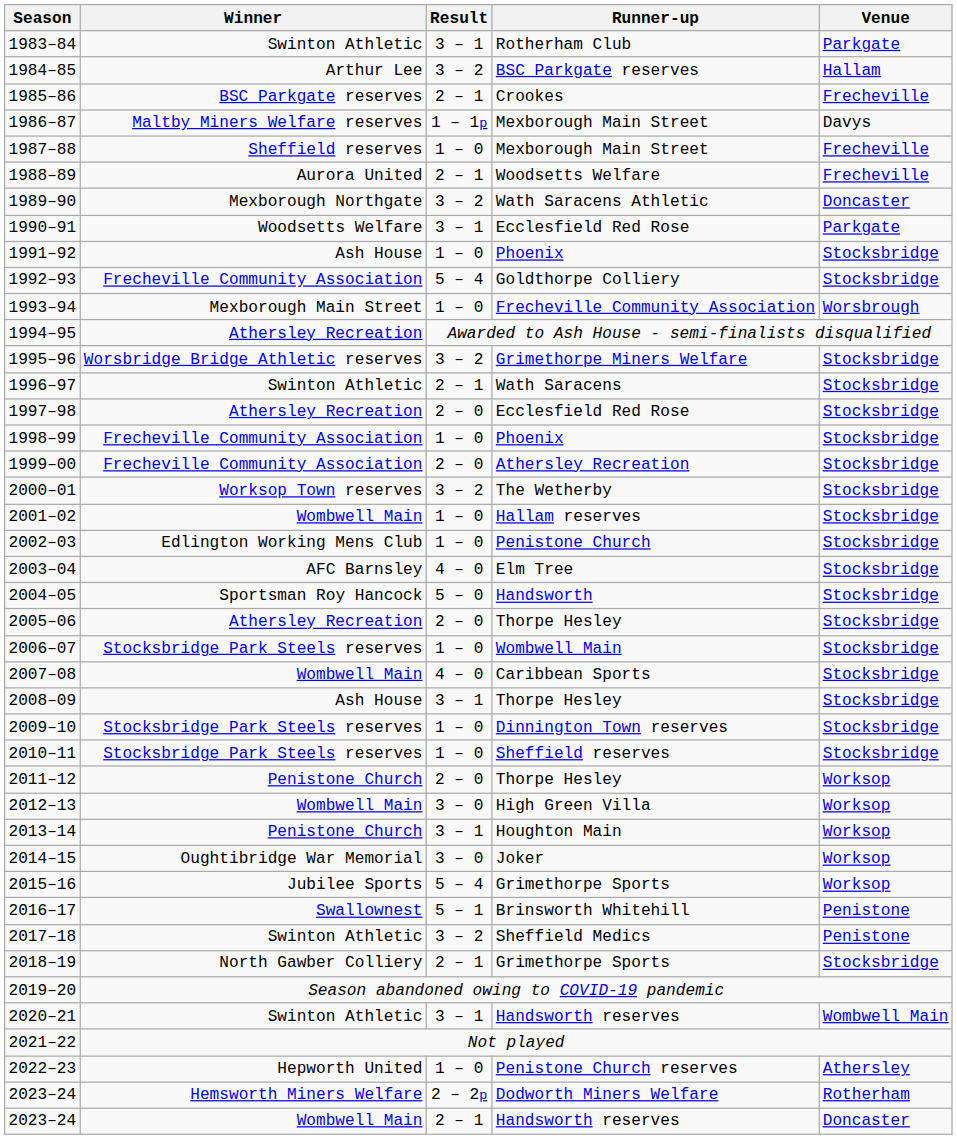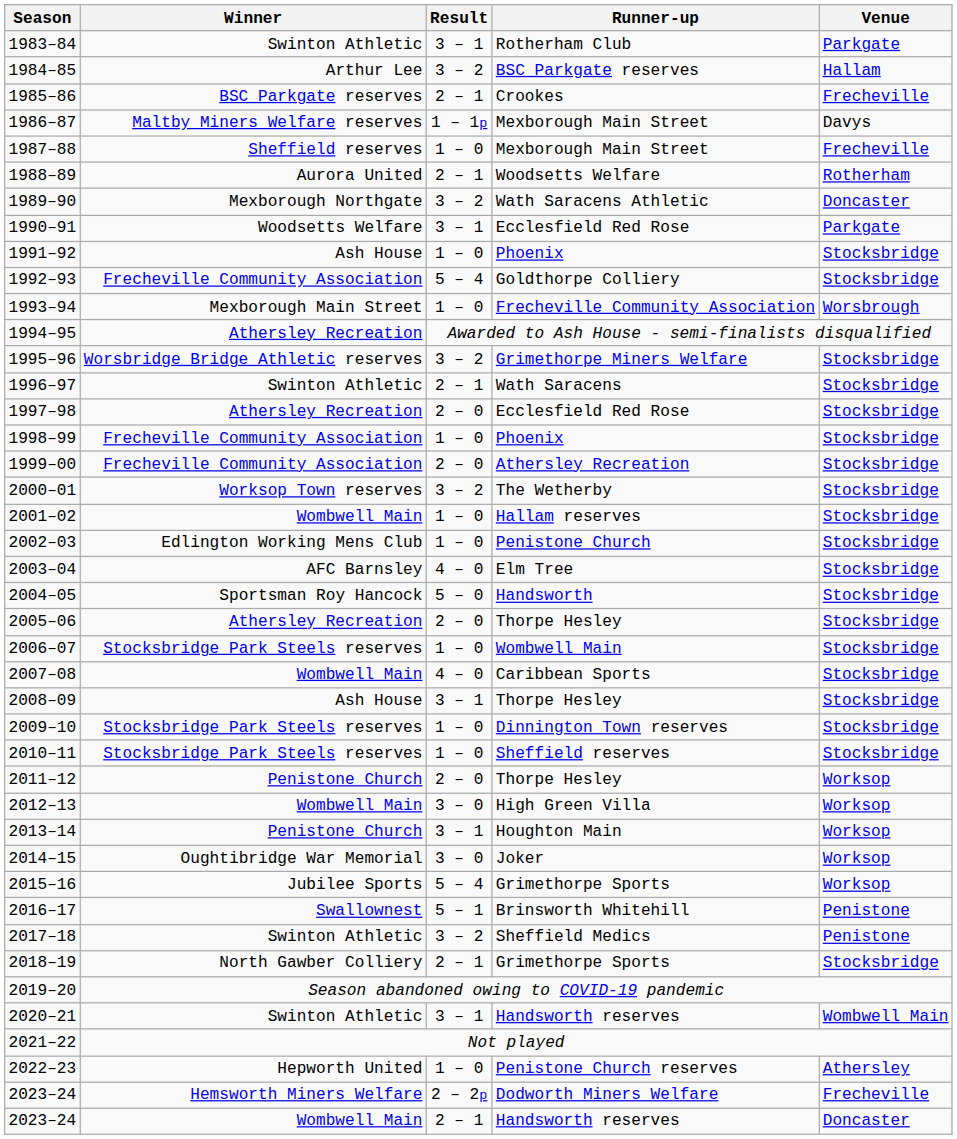(876, 175) Frecheville -> (866, 175) Rotherham
(866, 1095) Rotherham -> (876, 1095) Frecheville
